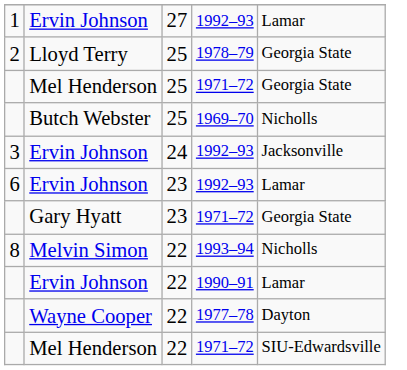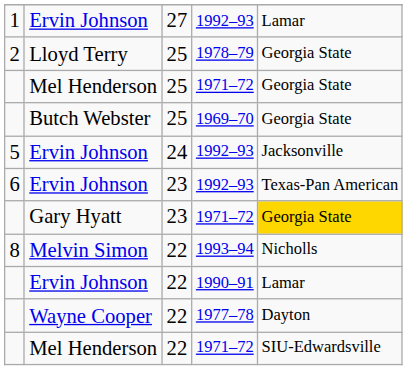(290, 119) Nicholls -> (307, 119) Georgia State
(15, 151) 3 -> (15, 151) 5
(283, 184) Lamar -> (330, 184) Texas-Pan American
(307, 217) no background -> (307, 217) gold background
